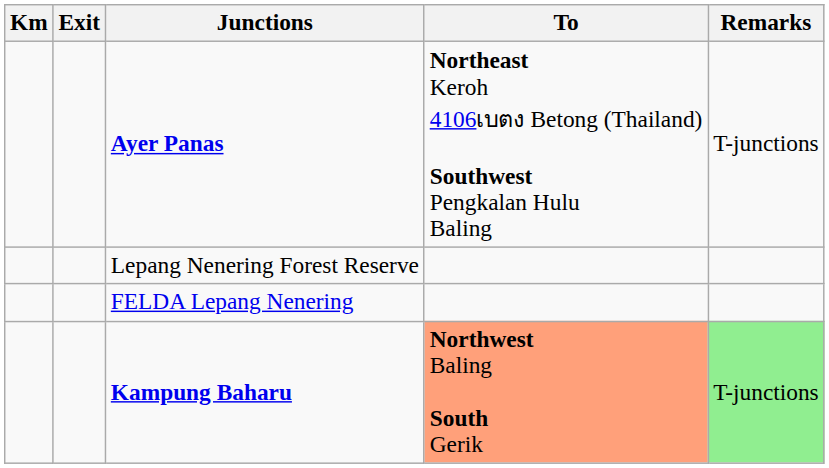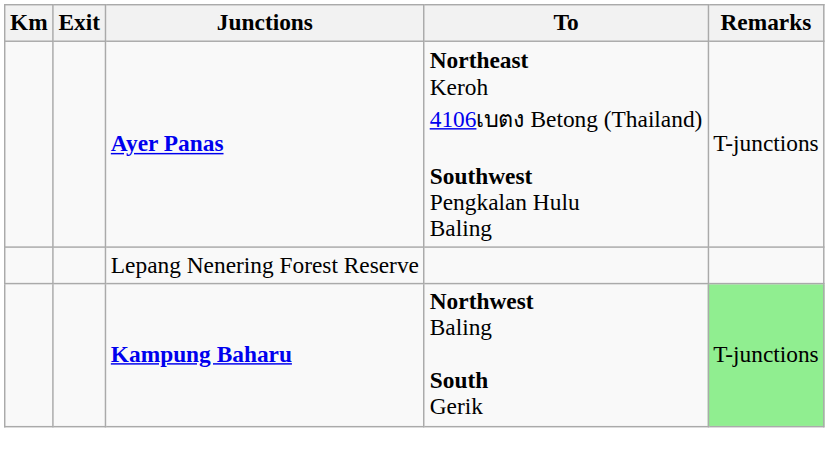- row: (232, 302)
(482, 391) lightsalmon background -> (482, 354) no background
